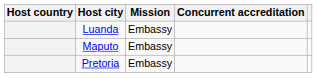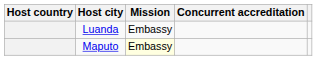(150, 47) no background -> (150, 47) lightyellow background
- row: (100, 64)
